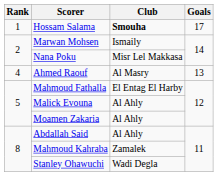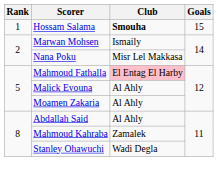(199, 27) 17 -> (199, 27) 15
- row: (60, 73)
(147, 88) no background -> (147, 73) pink background
